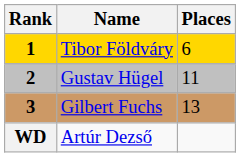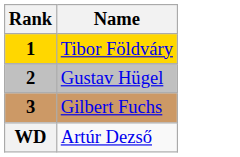- column: (206, 19)
